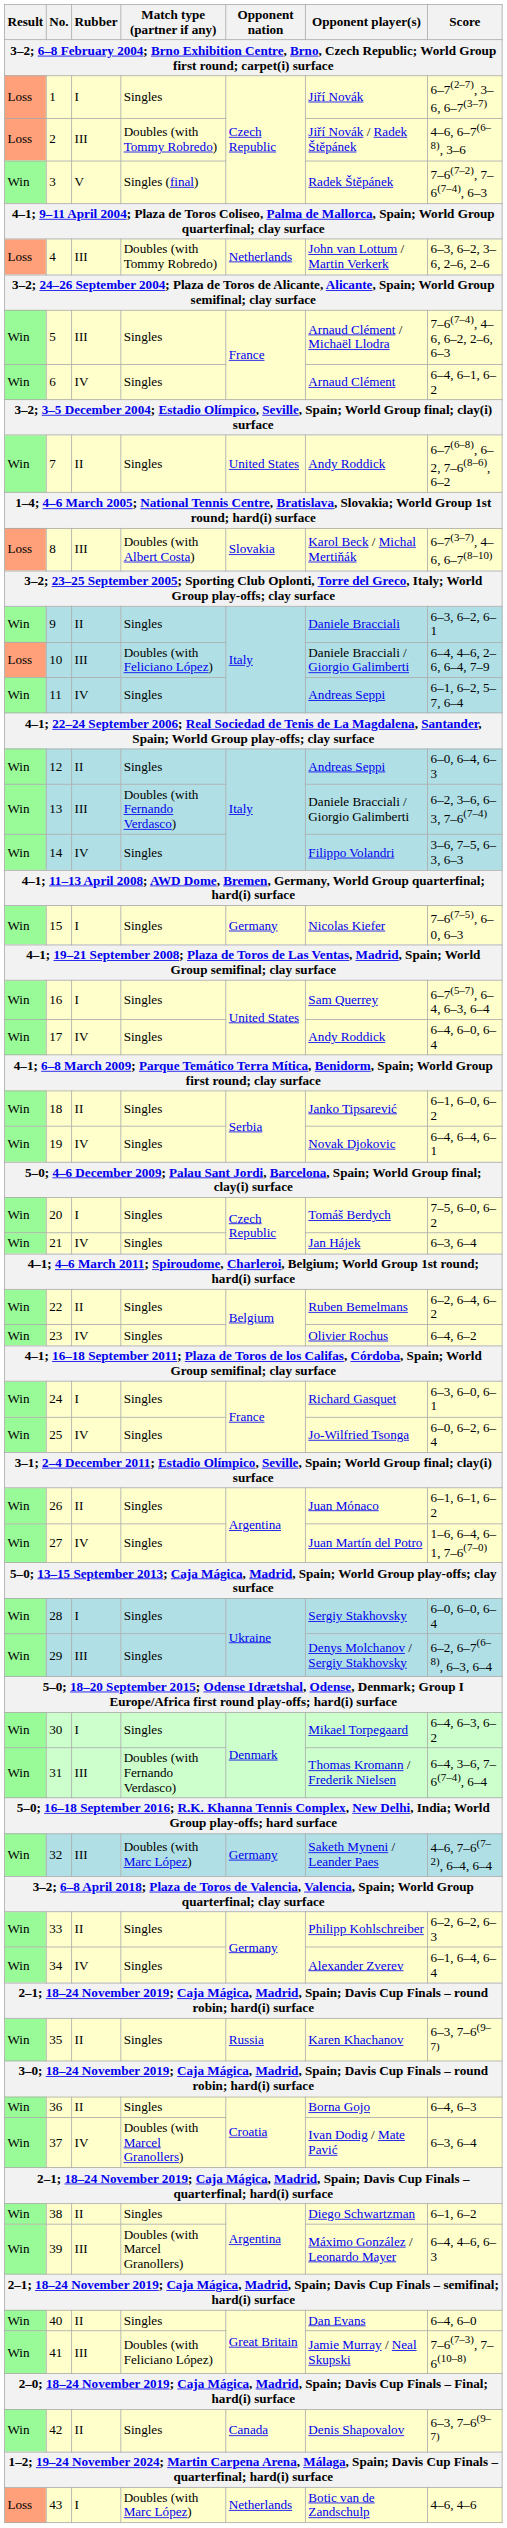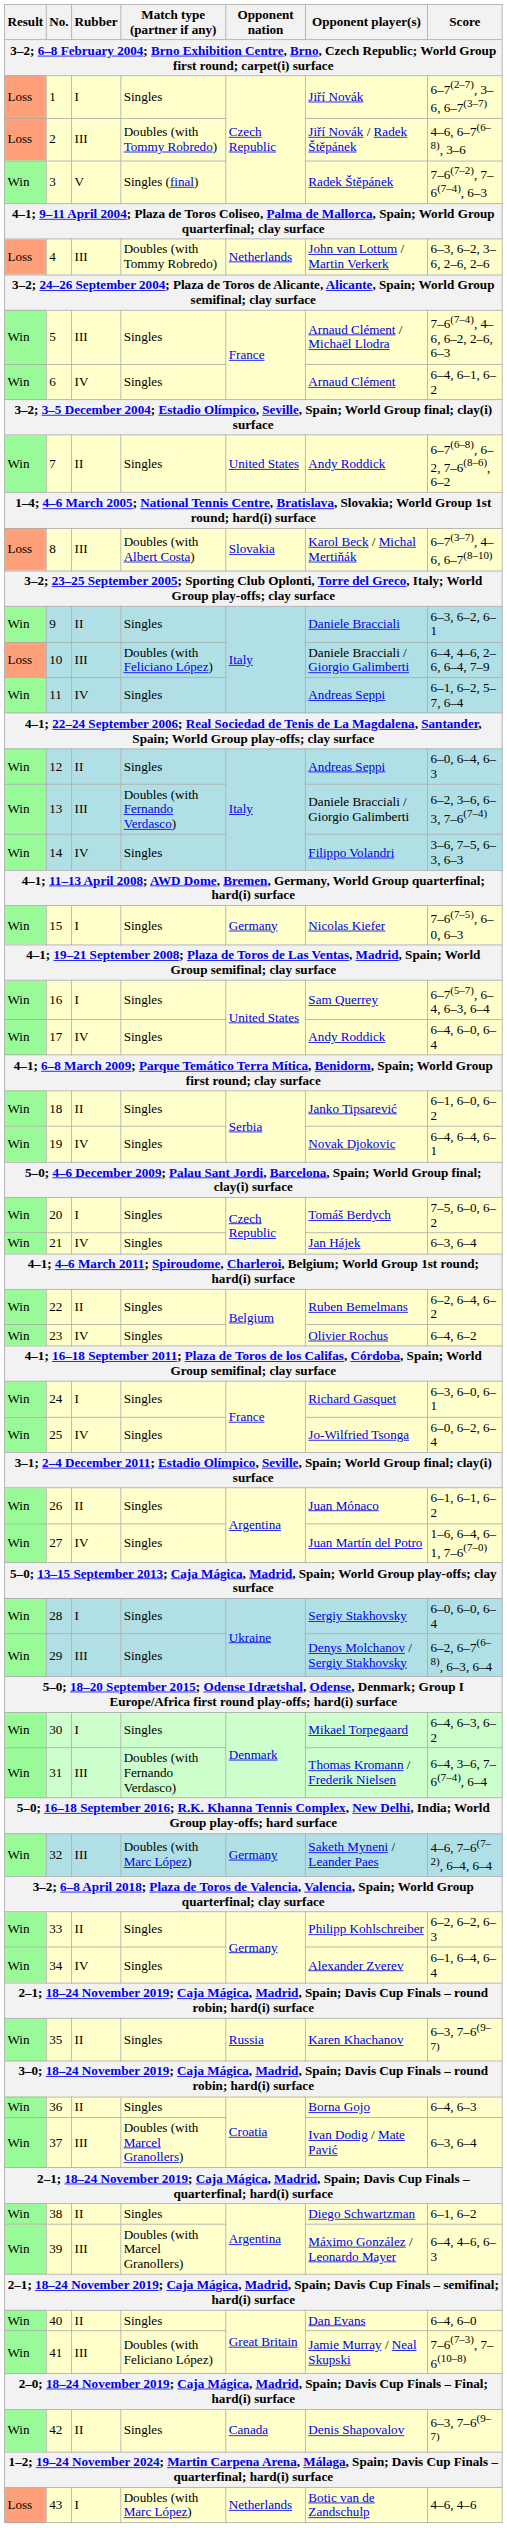(81, 2142) IV -> (81, 2142) III
